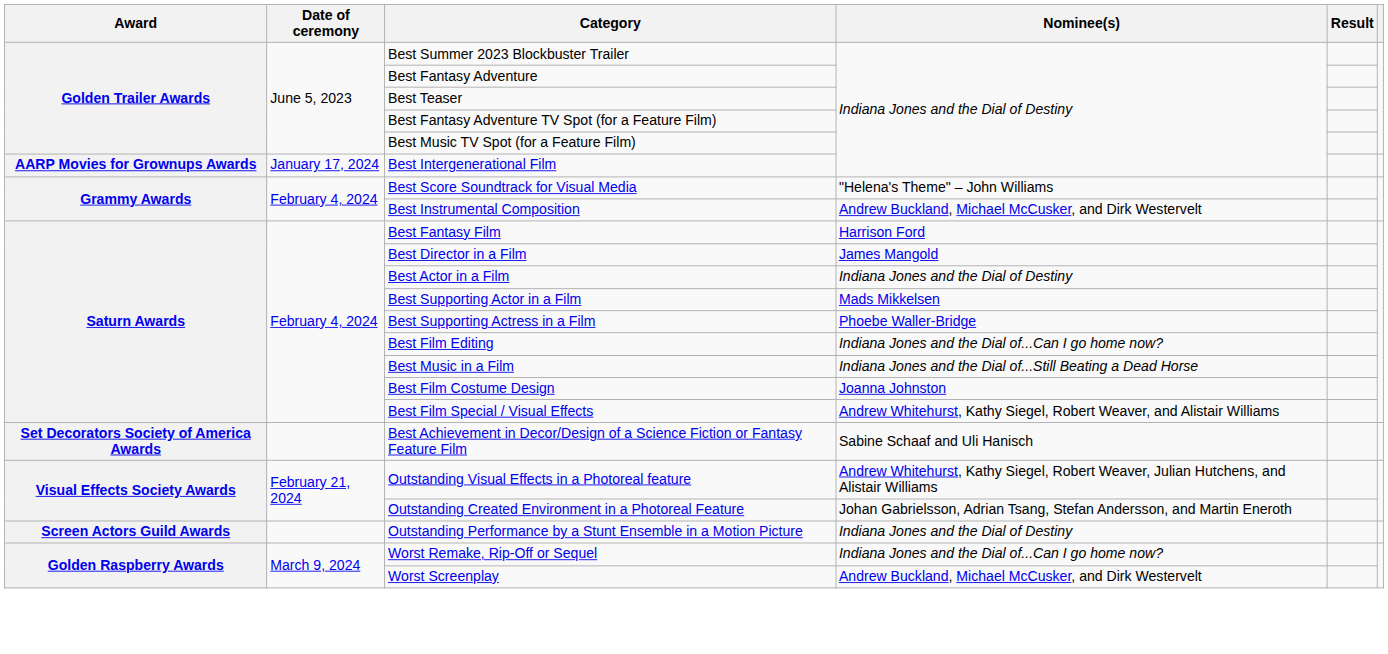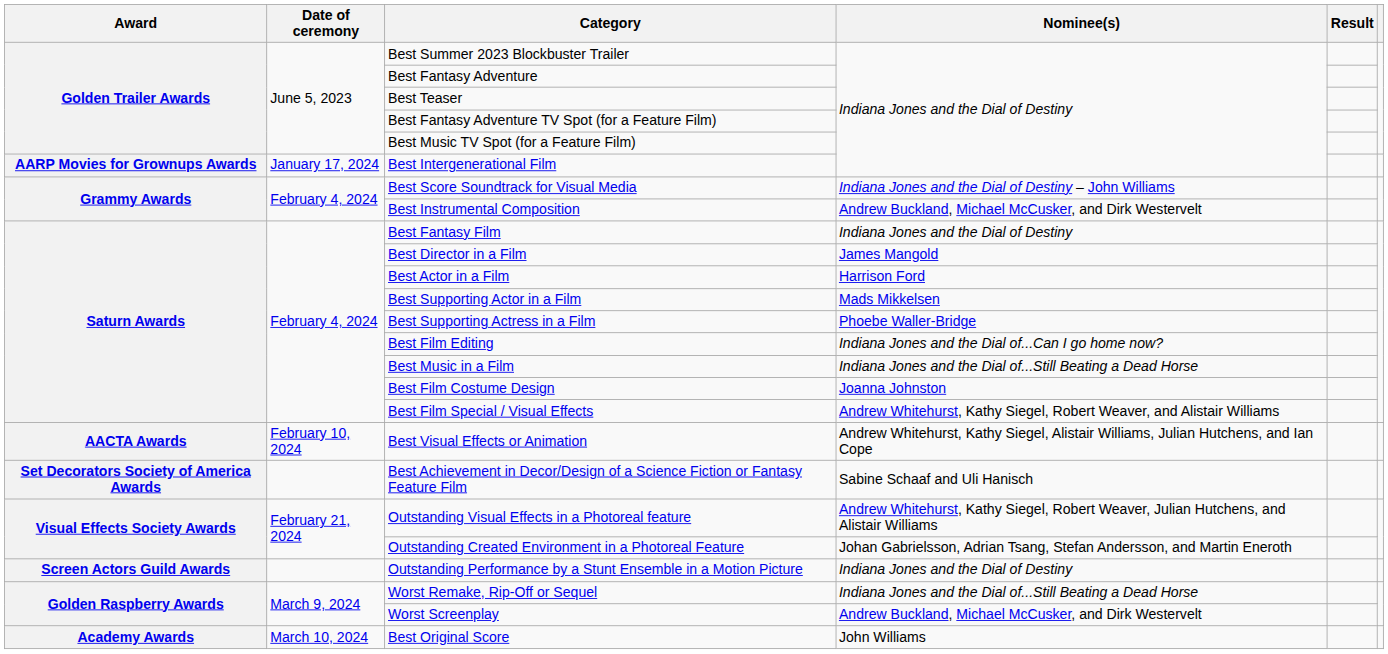(946, 187) "Helena's Theme" – John Williams -> (1007, 187) Indiana Jones and the Dial of Destiny – John Williams
(882, 232) Harrison Ford -> (956, 232) Indiana Jones and the Dial of Destiny
(956, 277) Indiana Jones and the Dial of Destiny -> (882, 277) Harrison Ford
+ row: (488, 441)
(1001, 554) Indiana Jones and the Dial of...Can I go home now? -> (1019, 592) Indiana Jones and the Dial of...Still Beating a Dead Horse
+ row: (449, 637)
